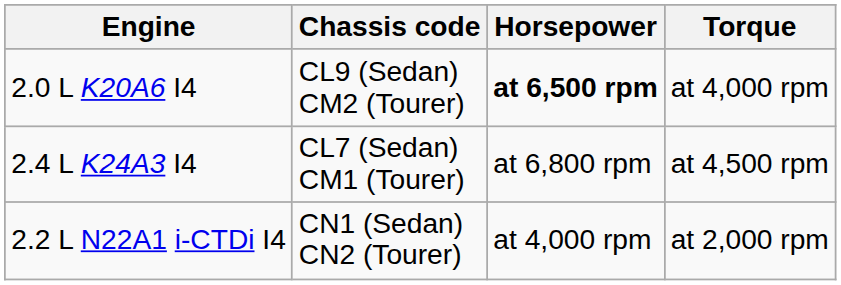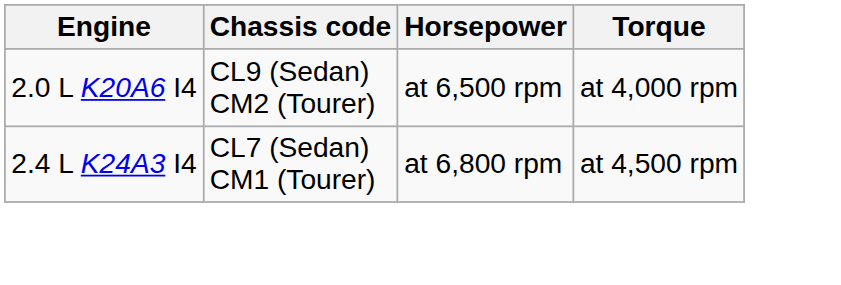(576, 87) bold -> (483, 87) normal
- row: (149, 240)
